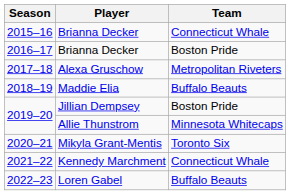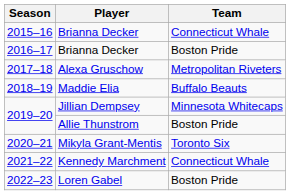(205, 106) Boston Pride -> (227, 106) Minnesota Whitecaps
(227, 124) Minnesota Whitecaps -> (205, 124) Boston Pride
(209, 180) Buffalo Beauts -> (205, 180) Boston Pride
